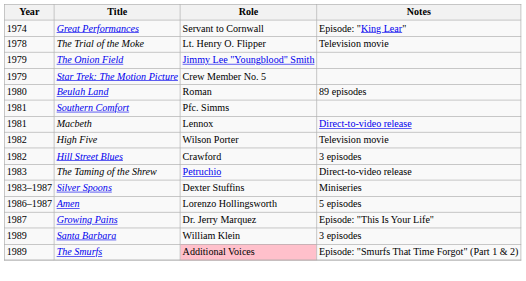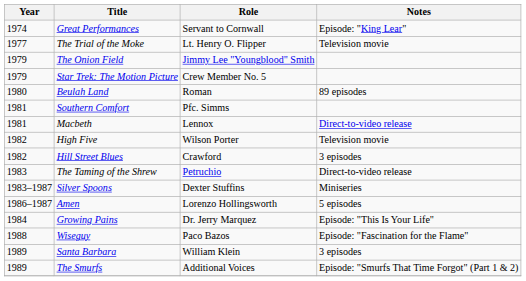(17, 44) 1978 -> (17, 44) 1977
(17, 220) 1987 -> (17, 220) 1984
+ row: (73, 236)
(219, 252) pink background -> (219, 268) no background
